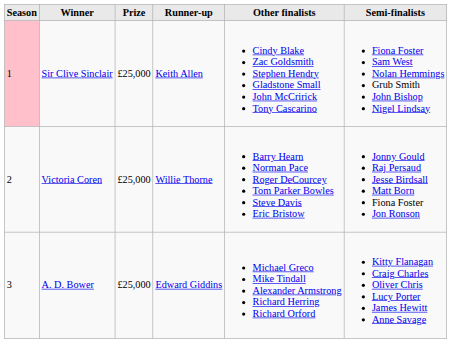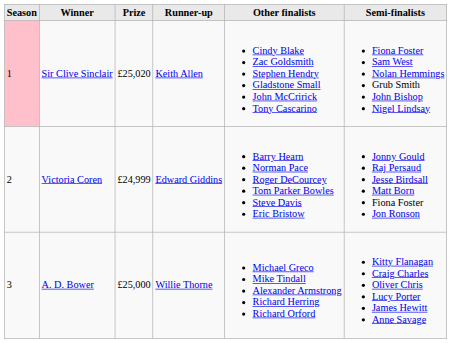(134, 73) £25,000 -> (134, 73) £25,020
(134, 179) £25,000 -> (134, 179) £24,999
(184, 179) Willie Thorne -> (189, 179) Edward Giddins
(189, 285) Edward Giddins -> (184, 285) Willie Thorne
